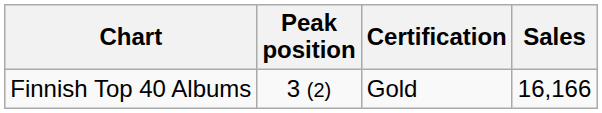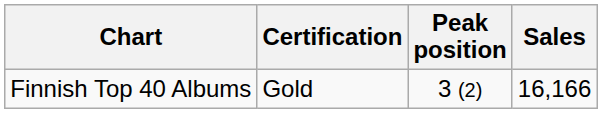columns swapped: (309, 37) <-> (437, 37)
